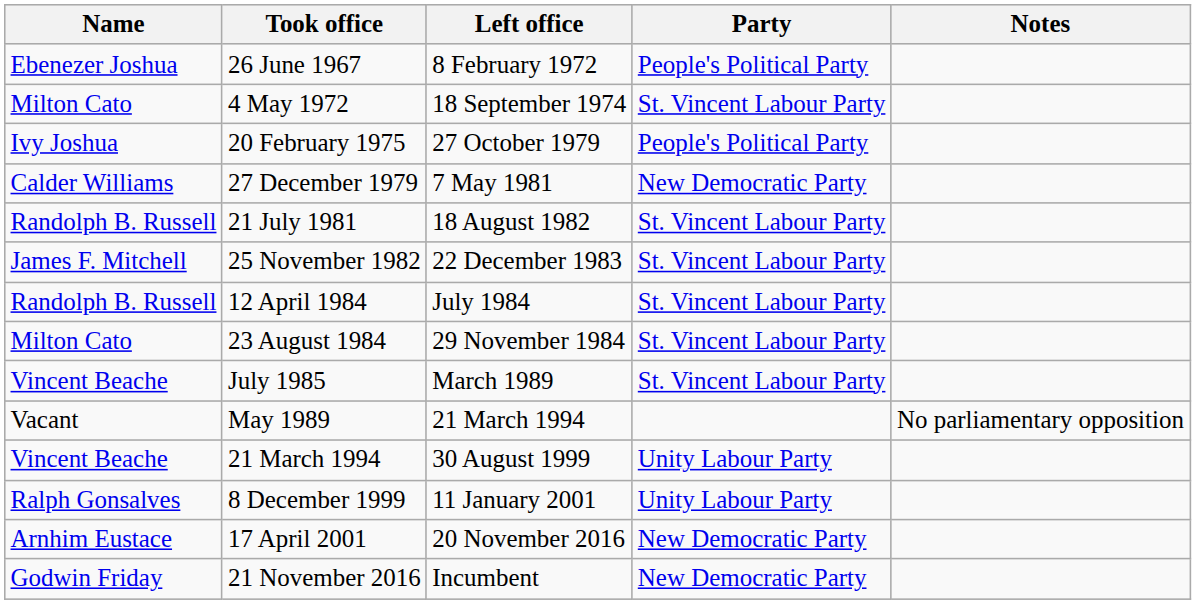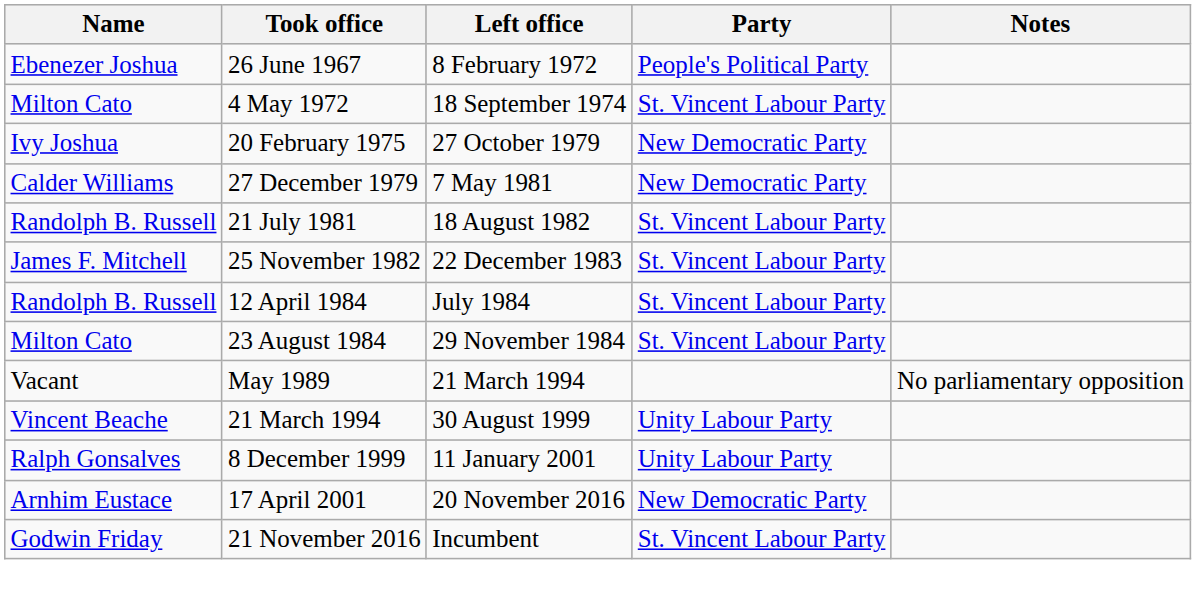(753, 143) People's Political Party -> (752, 143) New Democratic Party
- row: (277, 380)
(752, 578) New Democratic Party -> (762, 538) St. Vincent Labour Party
